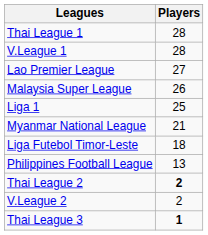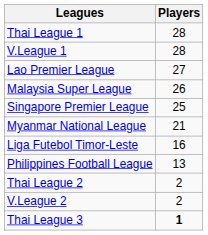- row: (23, 107)
+ row: (78, 107)
(179, 145) 18 -> (179, 145) 16
(179, 182) bold -> (179, 182) normal
